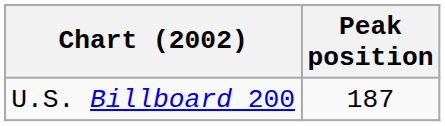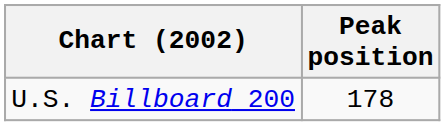(371, 100) 187 -> (371, 100) 178
